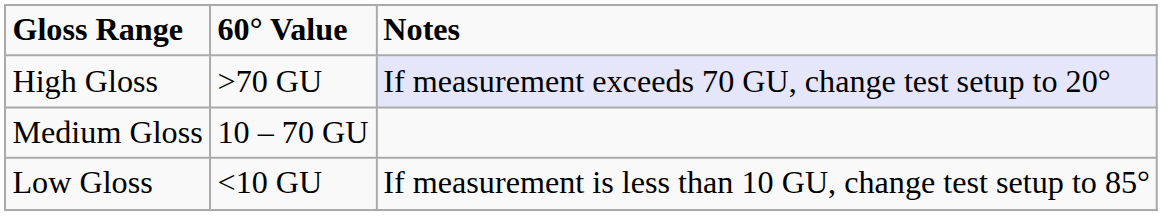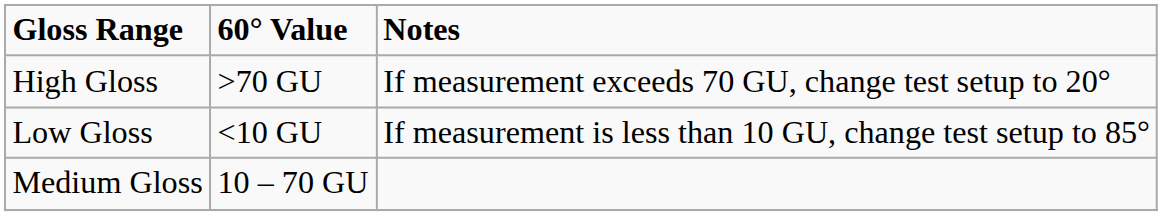(747, 81) lavender background -> (747, 81) no background
rows swapped: (108, 132) <-> (83, 183)
